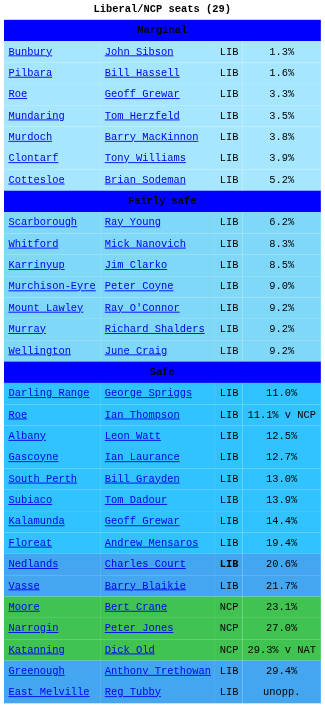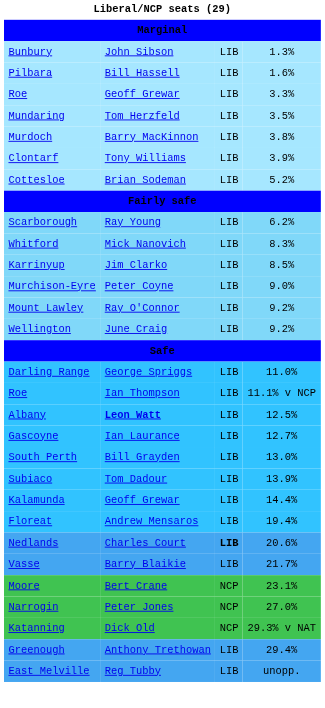- row: (27, 329)
(133, 436) normal -> (133, 415) bold
